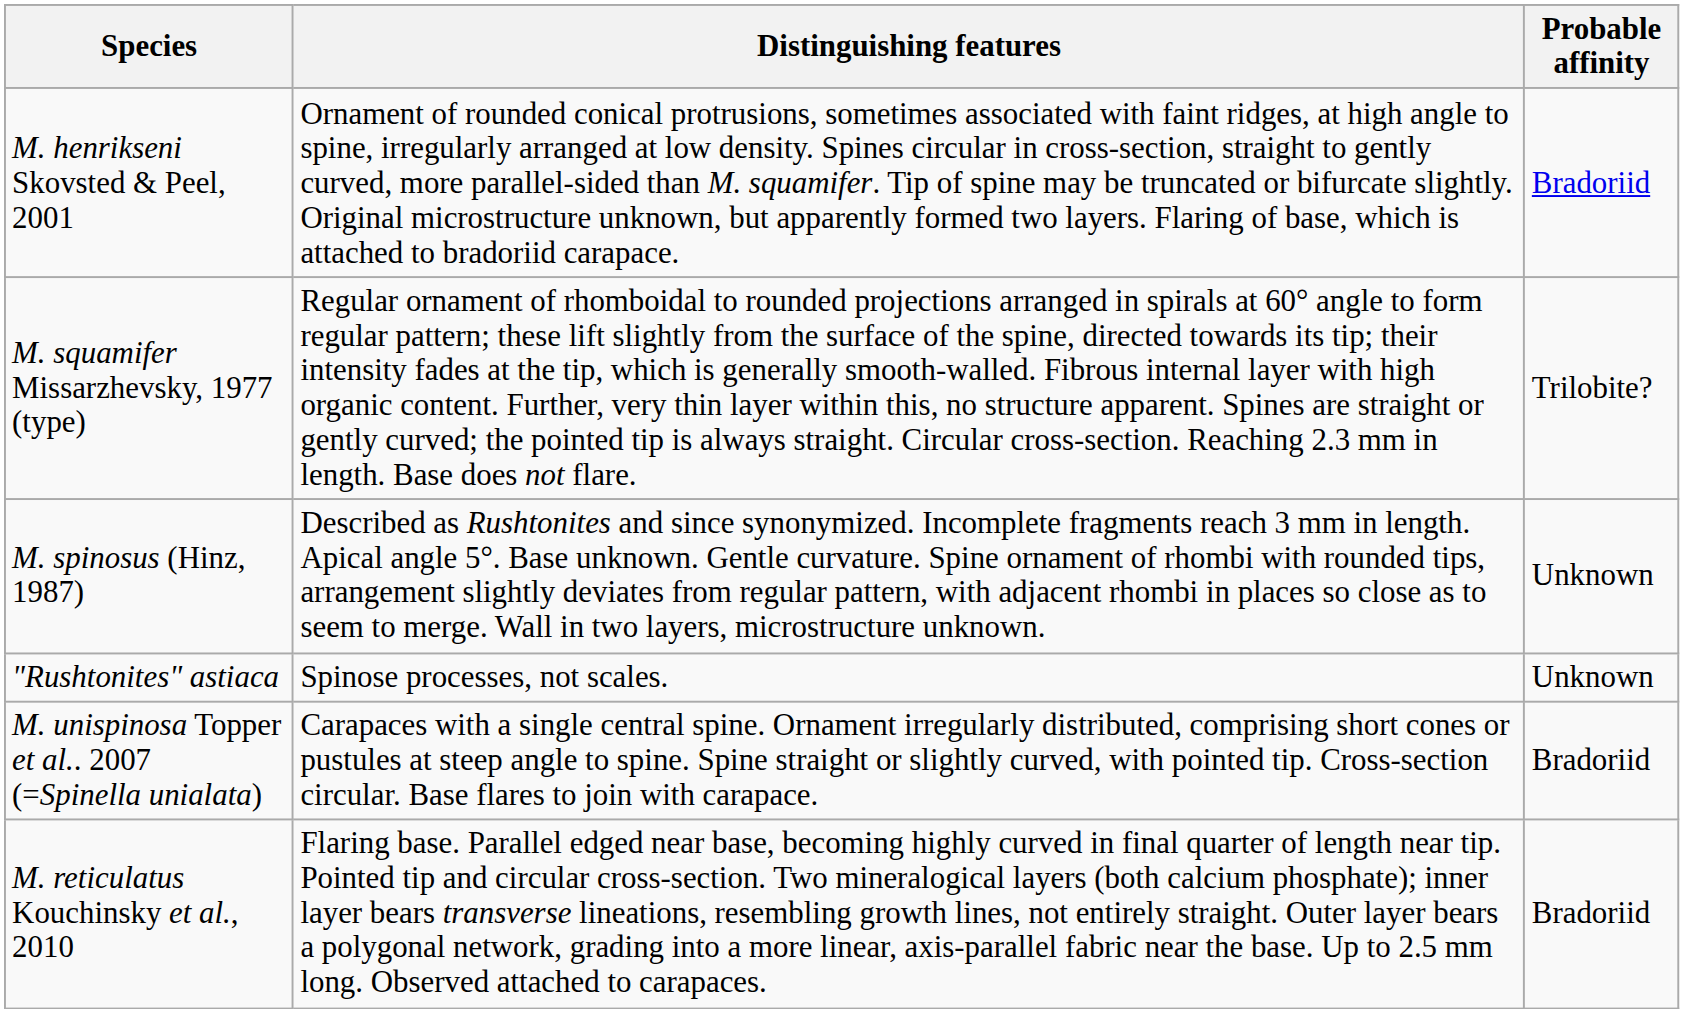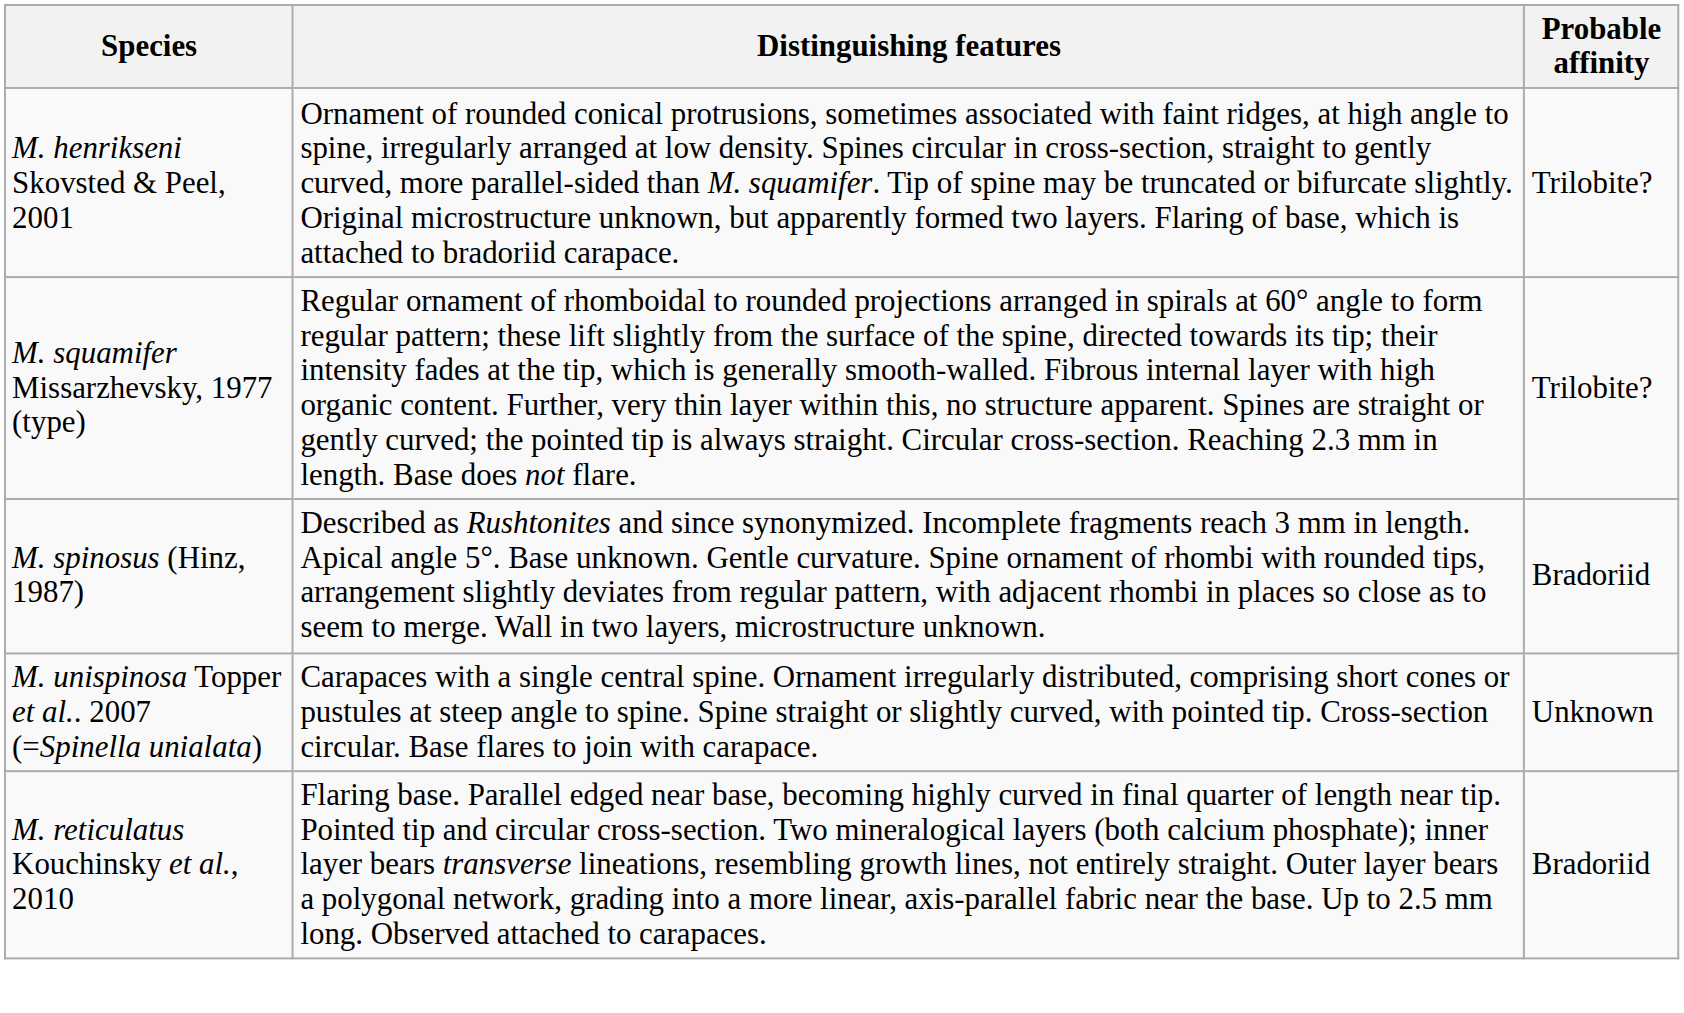(1591, 182) Bradoriid -> (1592, 182) Trilobite?
(1593, 575) Unknown -> (1591, 575) Bradoriid
- row: (146, 676)
(1591, 760) Bradoriid -> (1593, 711) Unknown
